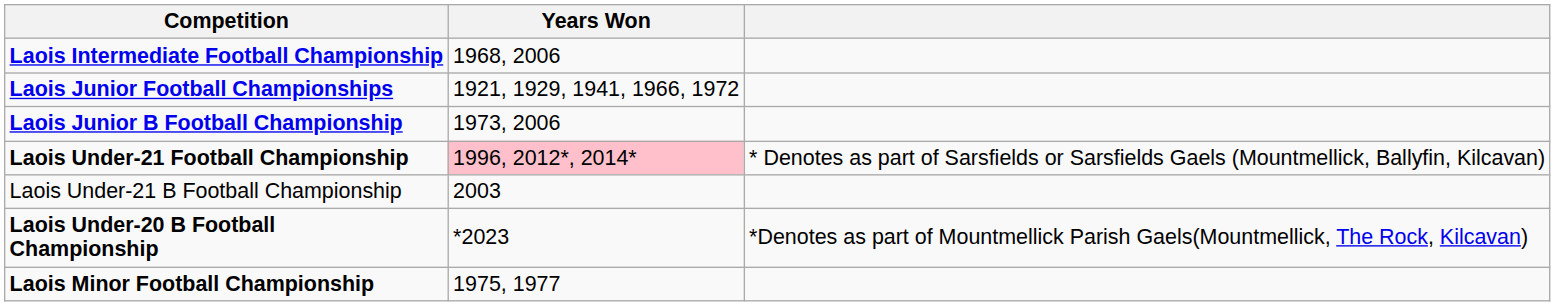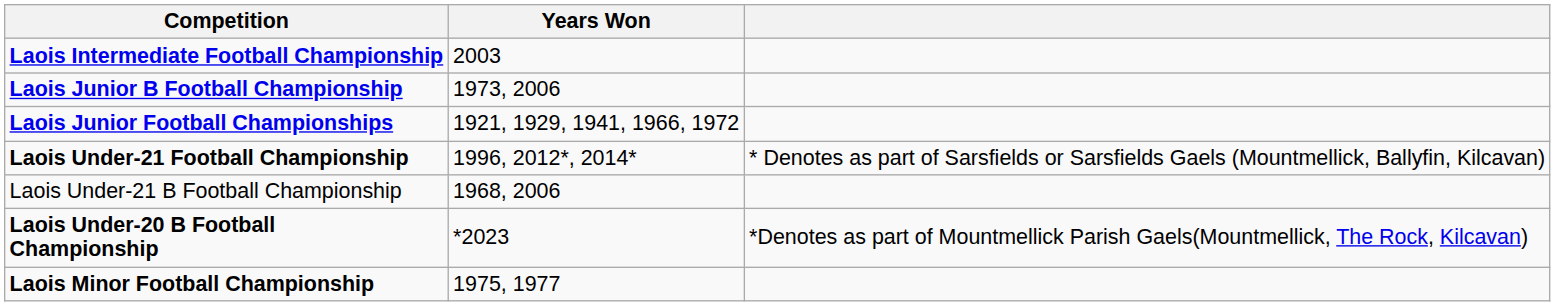(507, 55) 1968, 2006 -> (477, 55) 2003
rows swapped: (201, 89) <-> (206, 123)
(545, 157) pink background -> (545, 157) no background
(477, 191) 2003 -> (507, 191) 1968, 2006
